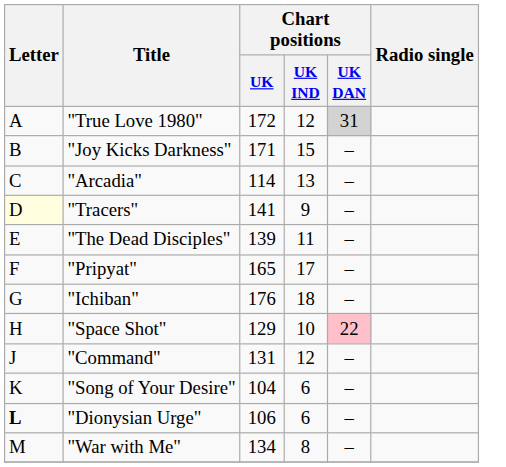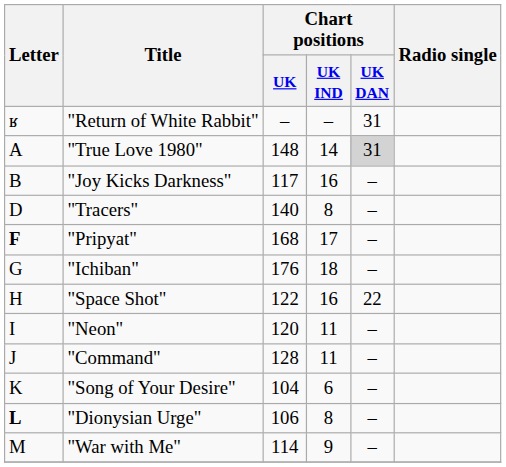+ row: (163, 120)
(262, 120) 172 -> (285, 150) 148
(305, 120) 12 -> (329, 150) 14
(262, 150) 171 -> (285, 180) 117
(305, 150) 15 -> (329, 180) 16
- row: (105, 180)
(16, 209) lightyellow background -> (16, 209) no background
(262, 209) 141 -> (285, 209) 140
(305, 209) 9 -> (329, 209) 8
- row: (149, 239)
(14, 269) normal -> (15, 239) bold
(262, 269) 165 -> (285, 239) 168
(262, 328) 129 -> (285, 298) 122
(305, 328) 10 -> (329, 298) 16
(349, 328) pink background -> (372, 298) no background
+ row: (95, 328)
(262, 358) 131 -> (285, 358) 128
(305, 358) 12 -> (329, 358) 11
(305, 417) 6 -> (329, 417) 8
(262, 447) 134 -> (285, 447) 114
(305, 447) 8 -> (329, 447) 9
